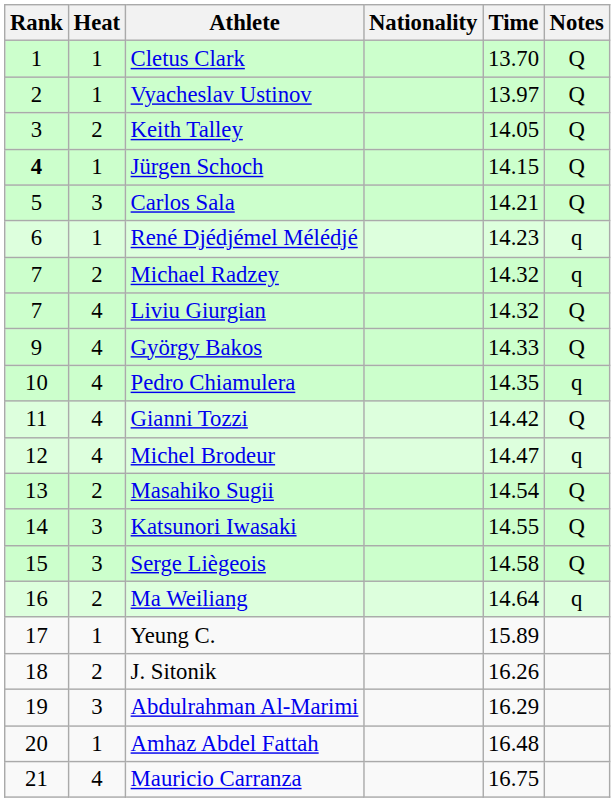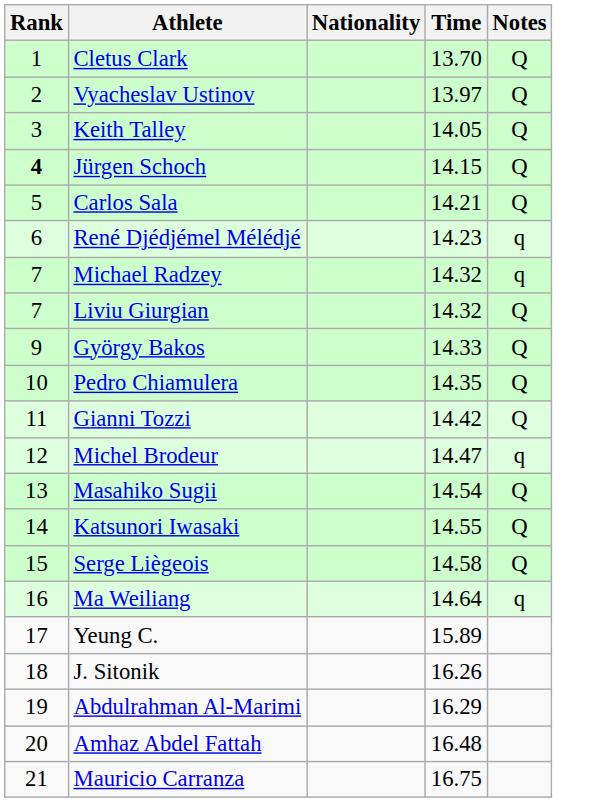- column: (97, 22)
(577, 382) q -> (520, 382) Q
